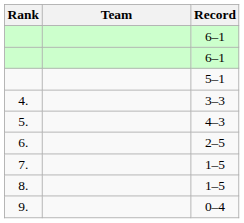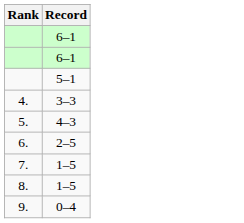- column: (116, 15)
